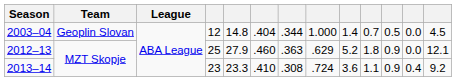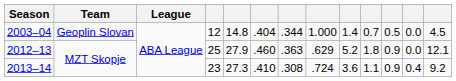(237, 68) 23.3 -> (237, 68) 27.3
